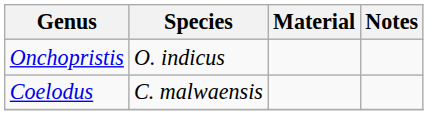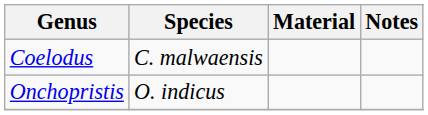rows swapped: (51, 92) <-> (67, 57)
